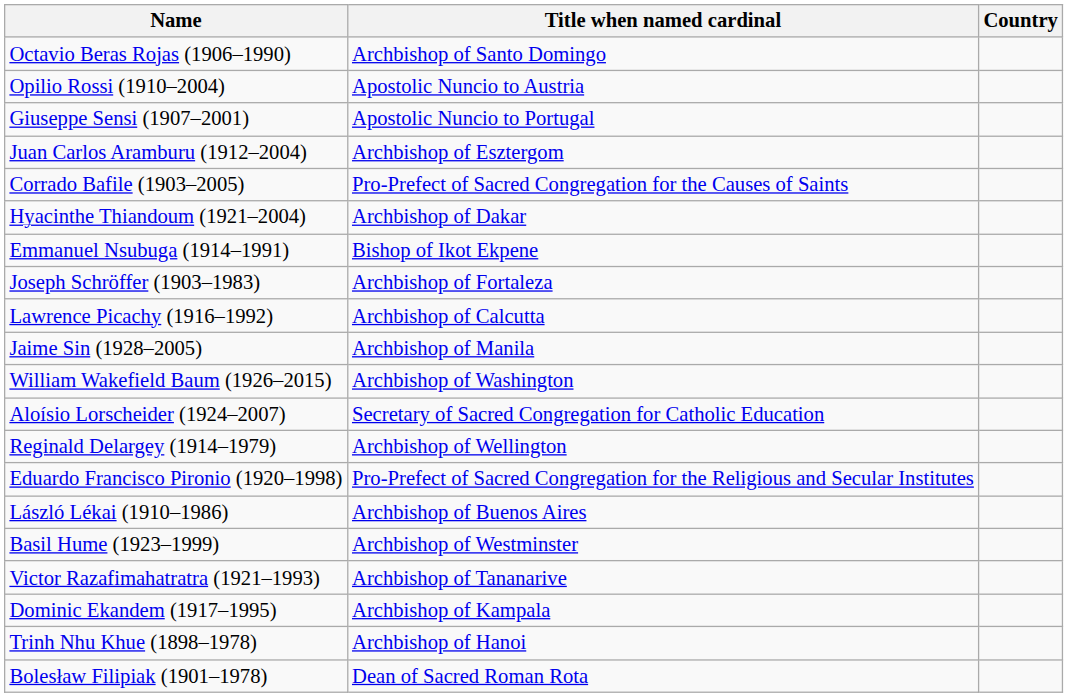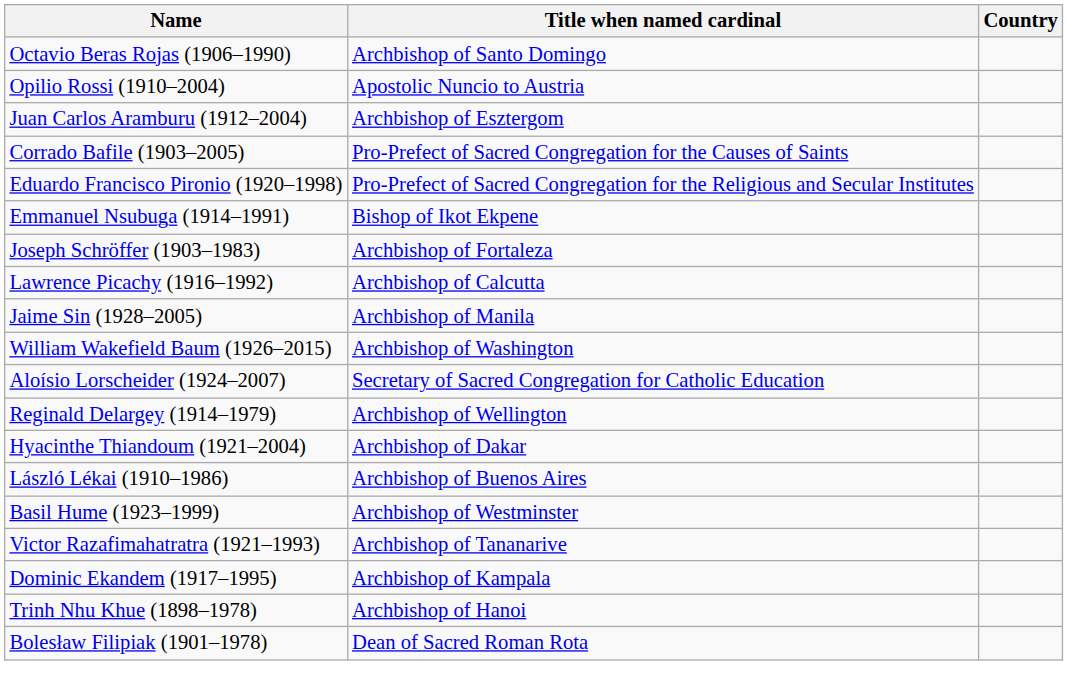- row: (129, 119)
rows swapped: (158, 217) <-> (176, 479)
